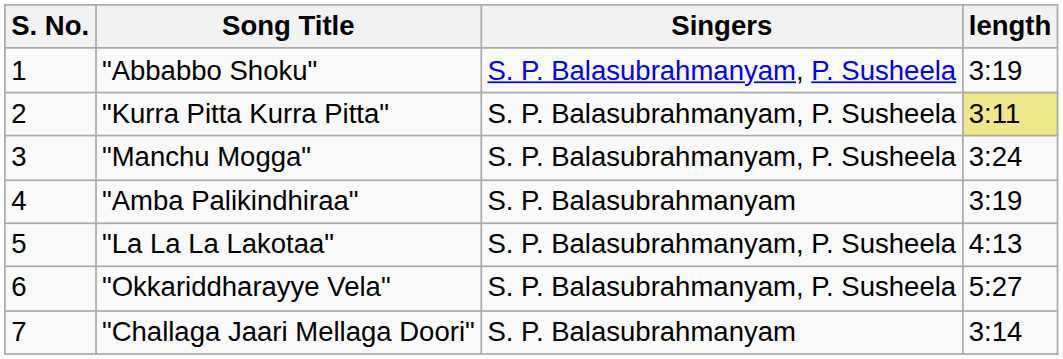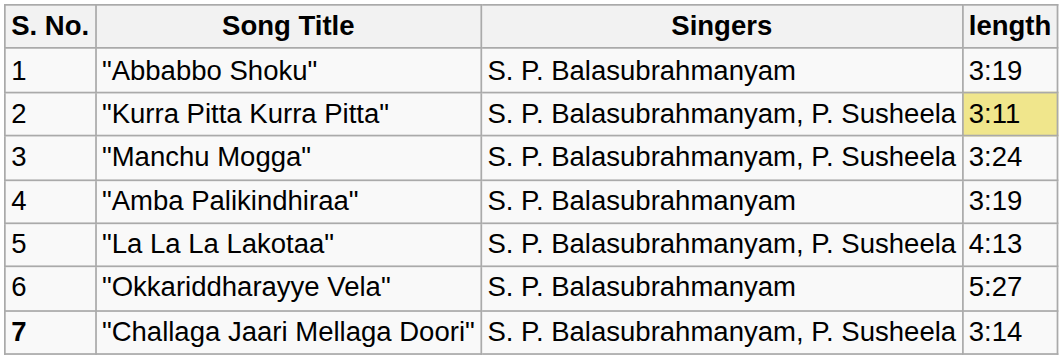(722, 69) S. P. Balasubrahmanyam, P. Susheela -> (642, 69) S. P. Balasubrahmanyam
(722, 288) S. P. Balasubrahmanyam, P. Susheela -> (642, 288) S. P. Balasubrahmanyam
(19, 331) normal -> (19, 331) bold
(642, 331) S. P. Balasubrahmanyam -> (722, 331) S. P. Balasubrahmanyam, P. Susheela
